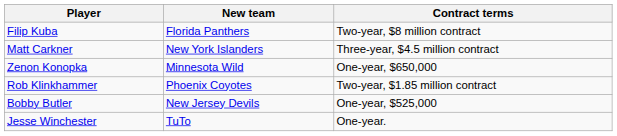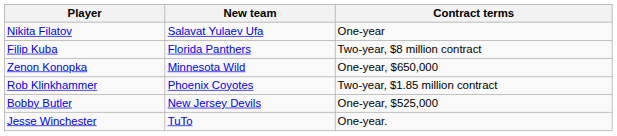+ row: (39, 31)
- row: (40, 49)
